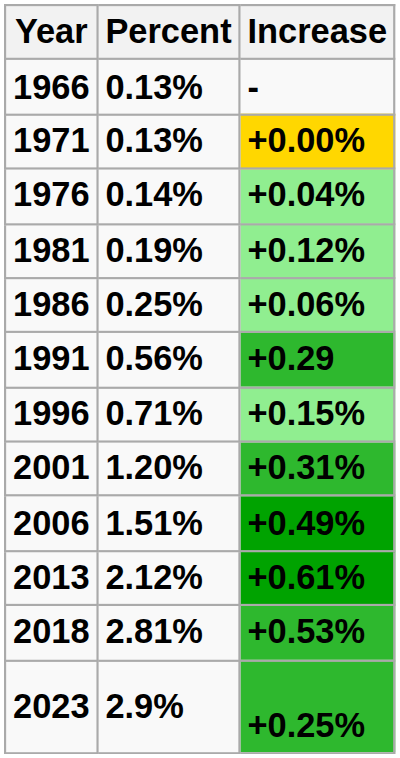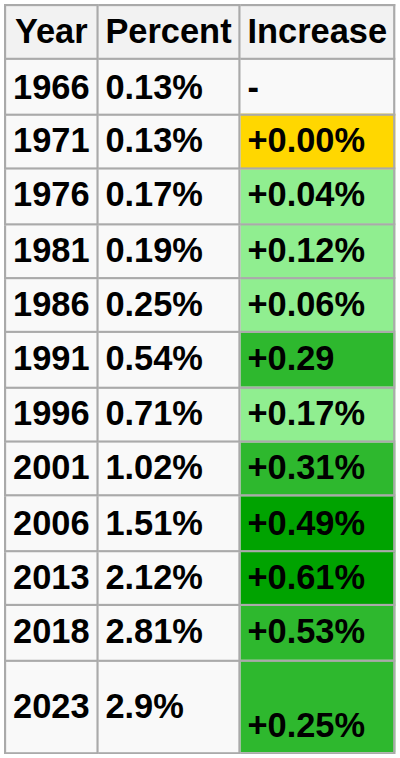(154, 195) 0.14% -> (154, 195) 0.17%
(154, 359) 0.56% -> (154, 359) 0.54%
(306, 413) +0.15% -> (306, 413) +0.17%
(154, 468) 1.20% -> (154, 468) 1.02%
